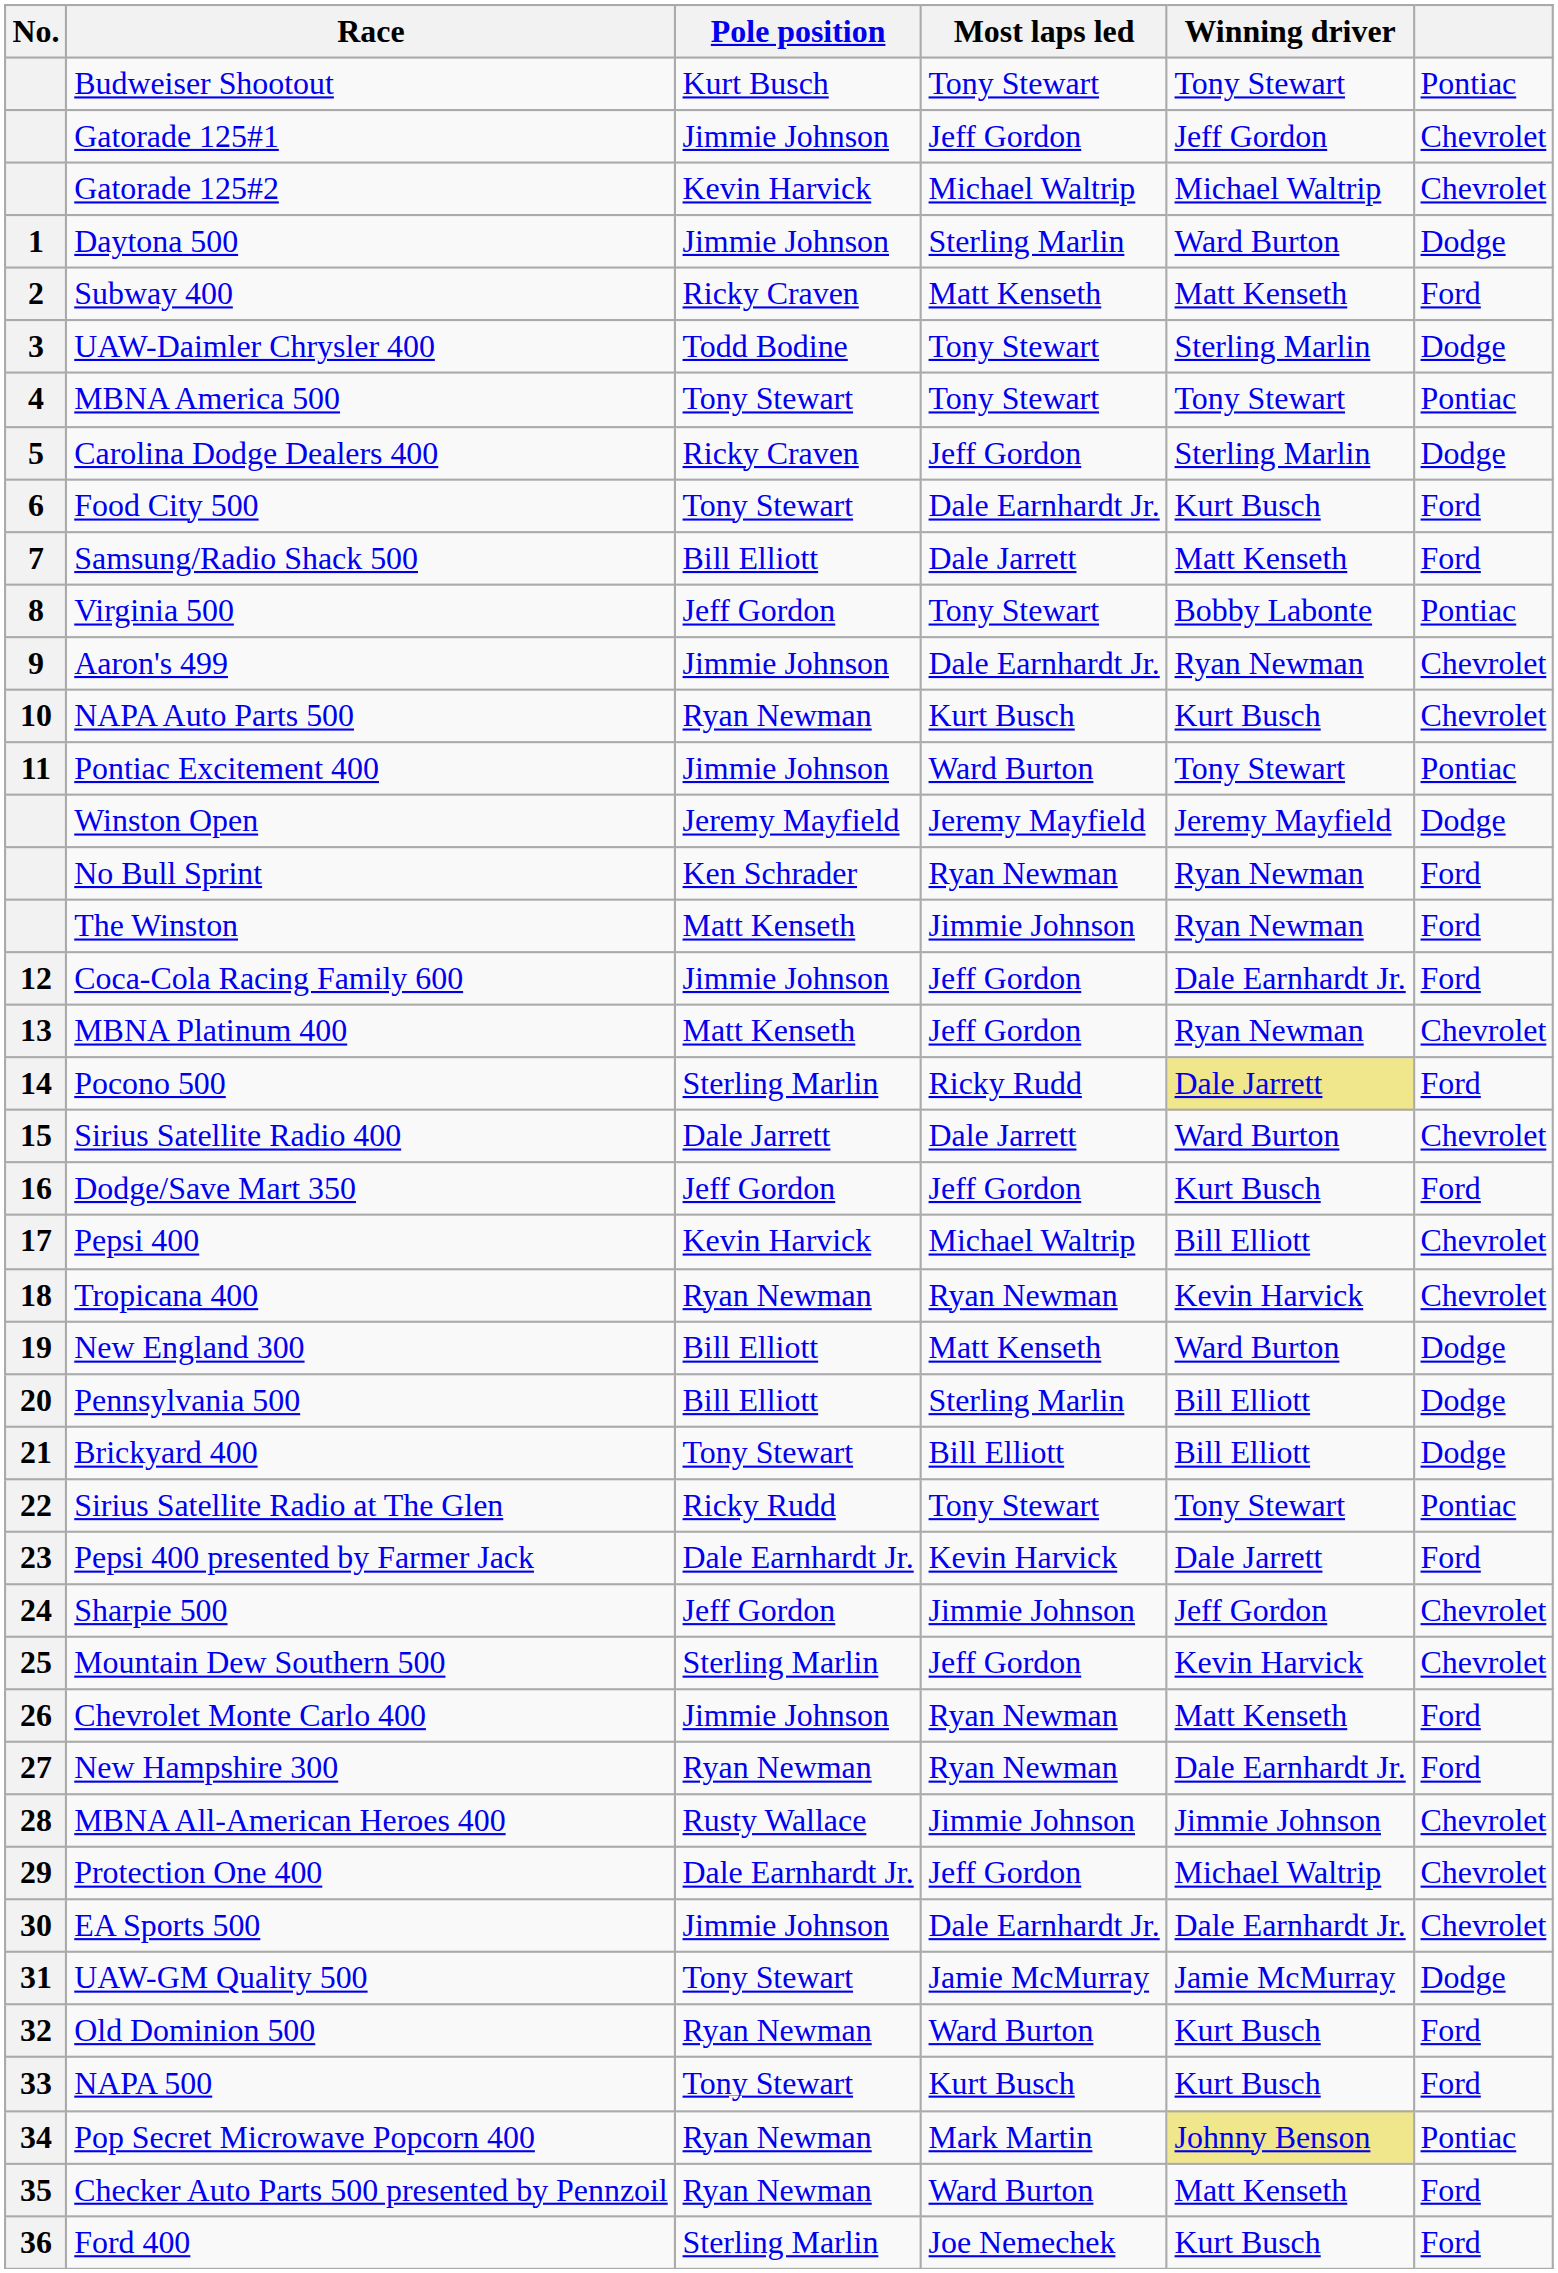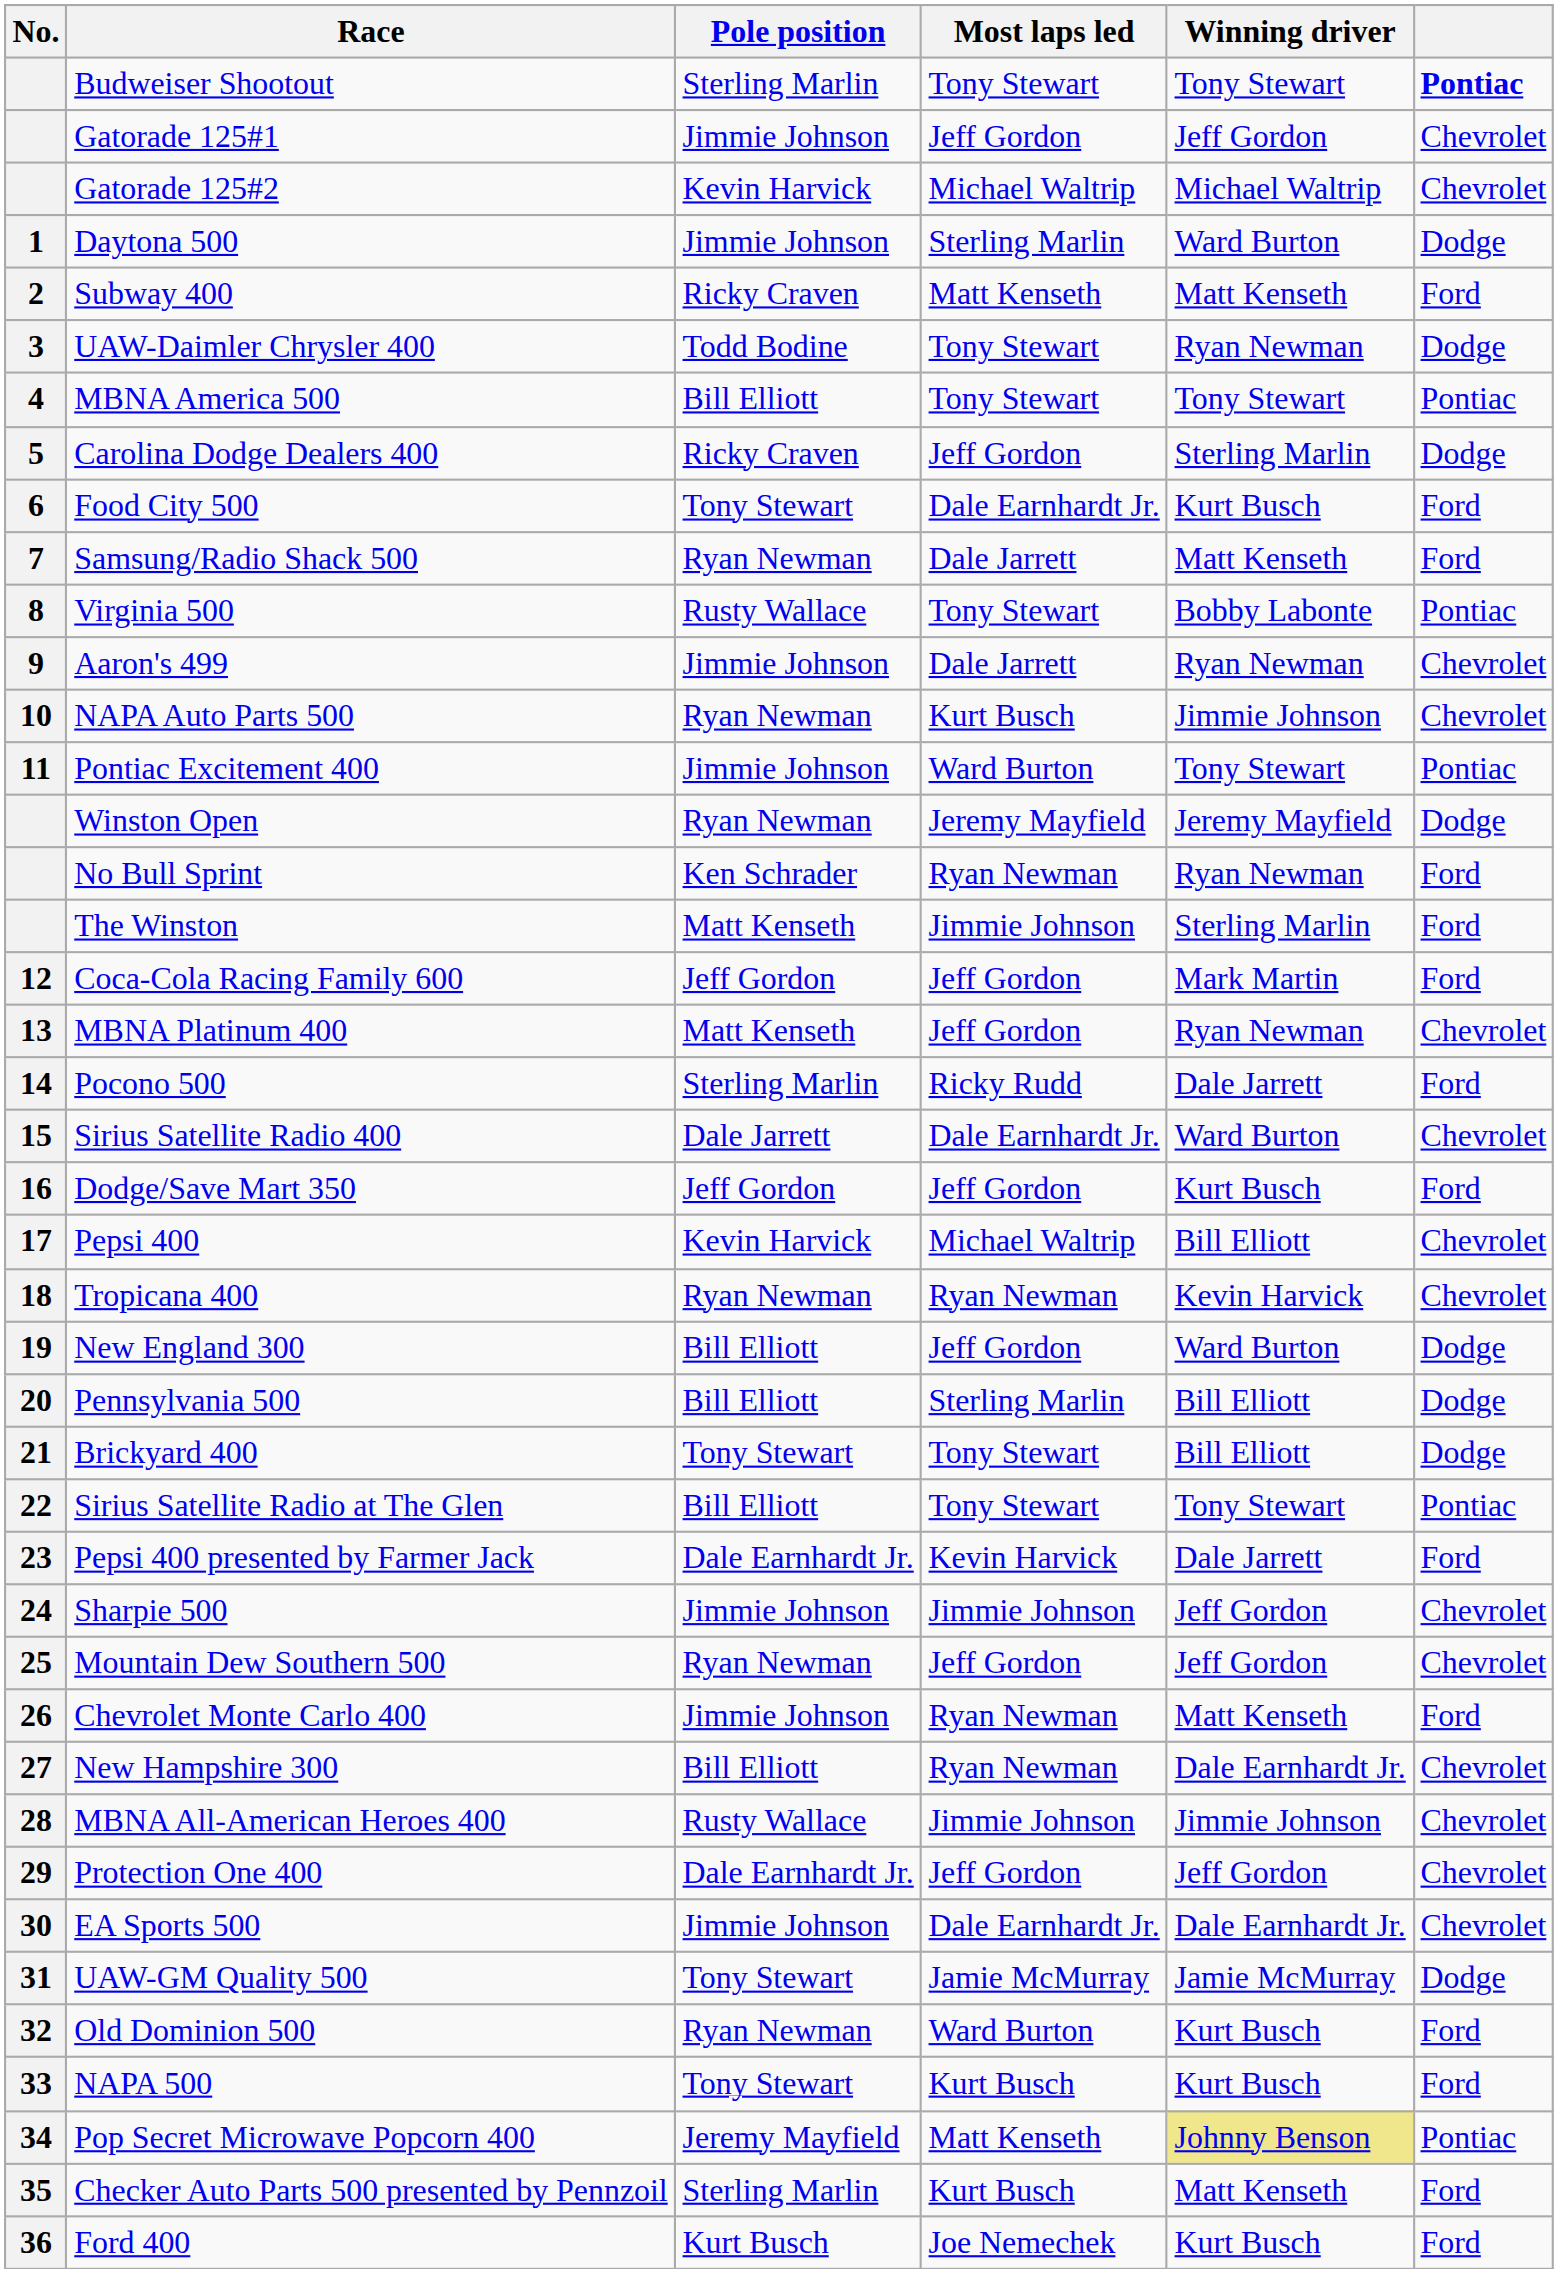(756, 83) Kurt Busch -> (780, 83) Sterling Marlin
(1468, 83) normal -> (1472, 83) bold
(1272, 346) Sterling Marlin -> (1269, 346) Ryan Newman
(768, 399) Tony Stewart -> (750, 399) Bill Elliott
(750, 557) Bill Elliott -> (777, 557) Ryan Newman
(759, 609) Jeff Gordon -> (774, 609) Rusty Wallace
(1044, 662) Dale Earnhardt Jr. -> (1003, 662) Dale Jarrett
(1248, 715) Kurt Busch -> (1278, 715) Jimmie Johnson
(791, 820) Jeremy Mayfield -> (777, 820) Ryan Newman
(1269, 925) Ryan Newman -> (1272, 925) Sterling Marlin
(786, 978) Jimmie Johnson -> (759, 978) Jeff Gordon
(1290, 978) Dale Earnhardt Jr. -> (1256, 978) Mark Martin
(1248, 1083) khaki background -> (1248, 1083) no background
(1003, 1136) Dale Jarrett -> (1044, 1136) Dale Earnhardt Jr.
(1015, 1346) Matt Kenseth -> (1005, 1346) Jeff Gordon
(996, 1452) Bill Elliott -> (1014, 1452) Tony Stewart
(759, 1504) Ricky Rudd -> (750, 1504) Bill Elliott
(759, 1609) Jeff Gordon -> (786, 1609) Jimmie Johnson
(780, 1662) Sterling Marlin -> (777, 1662) Ryan Newman
(1269, 1662) Kevin Harvick -> (1251, 1662) Jeff Gordon
(777, 1767) Ryan Newman -> (750, 1767) Bill Elliott
(1451, 1767) Ford -> (1483, 1767) Chevrolet
(1278, 1873) Michael Waltrip -> (1251, 1873) Jeff Gordon
(777, 2136) Ryan Newman -> (791, 2136) Jeremy Mayfield
(1010, 2136) Mark Martin -> (1015, 2136) Matt Kenseth
(777, 2188) Ryan Newman -> (780, 2188) Sterling Marlin
(1011, 2188) Ward Burton -> (1002, 2188) Kurt Busch
(780, 2241) Sterling Marlin -> (756, 2241) Kurt Busch
